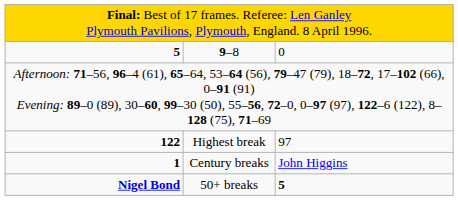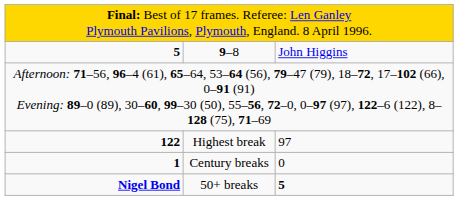(281, 52) 0 -> (313, 52) John Higgins
(313, 163) John Higgins -> (281, 163) 0
